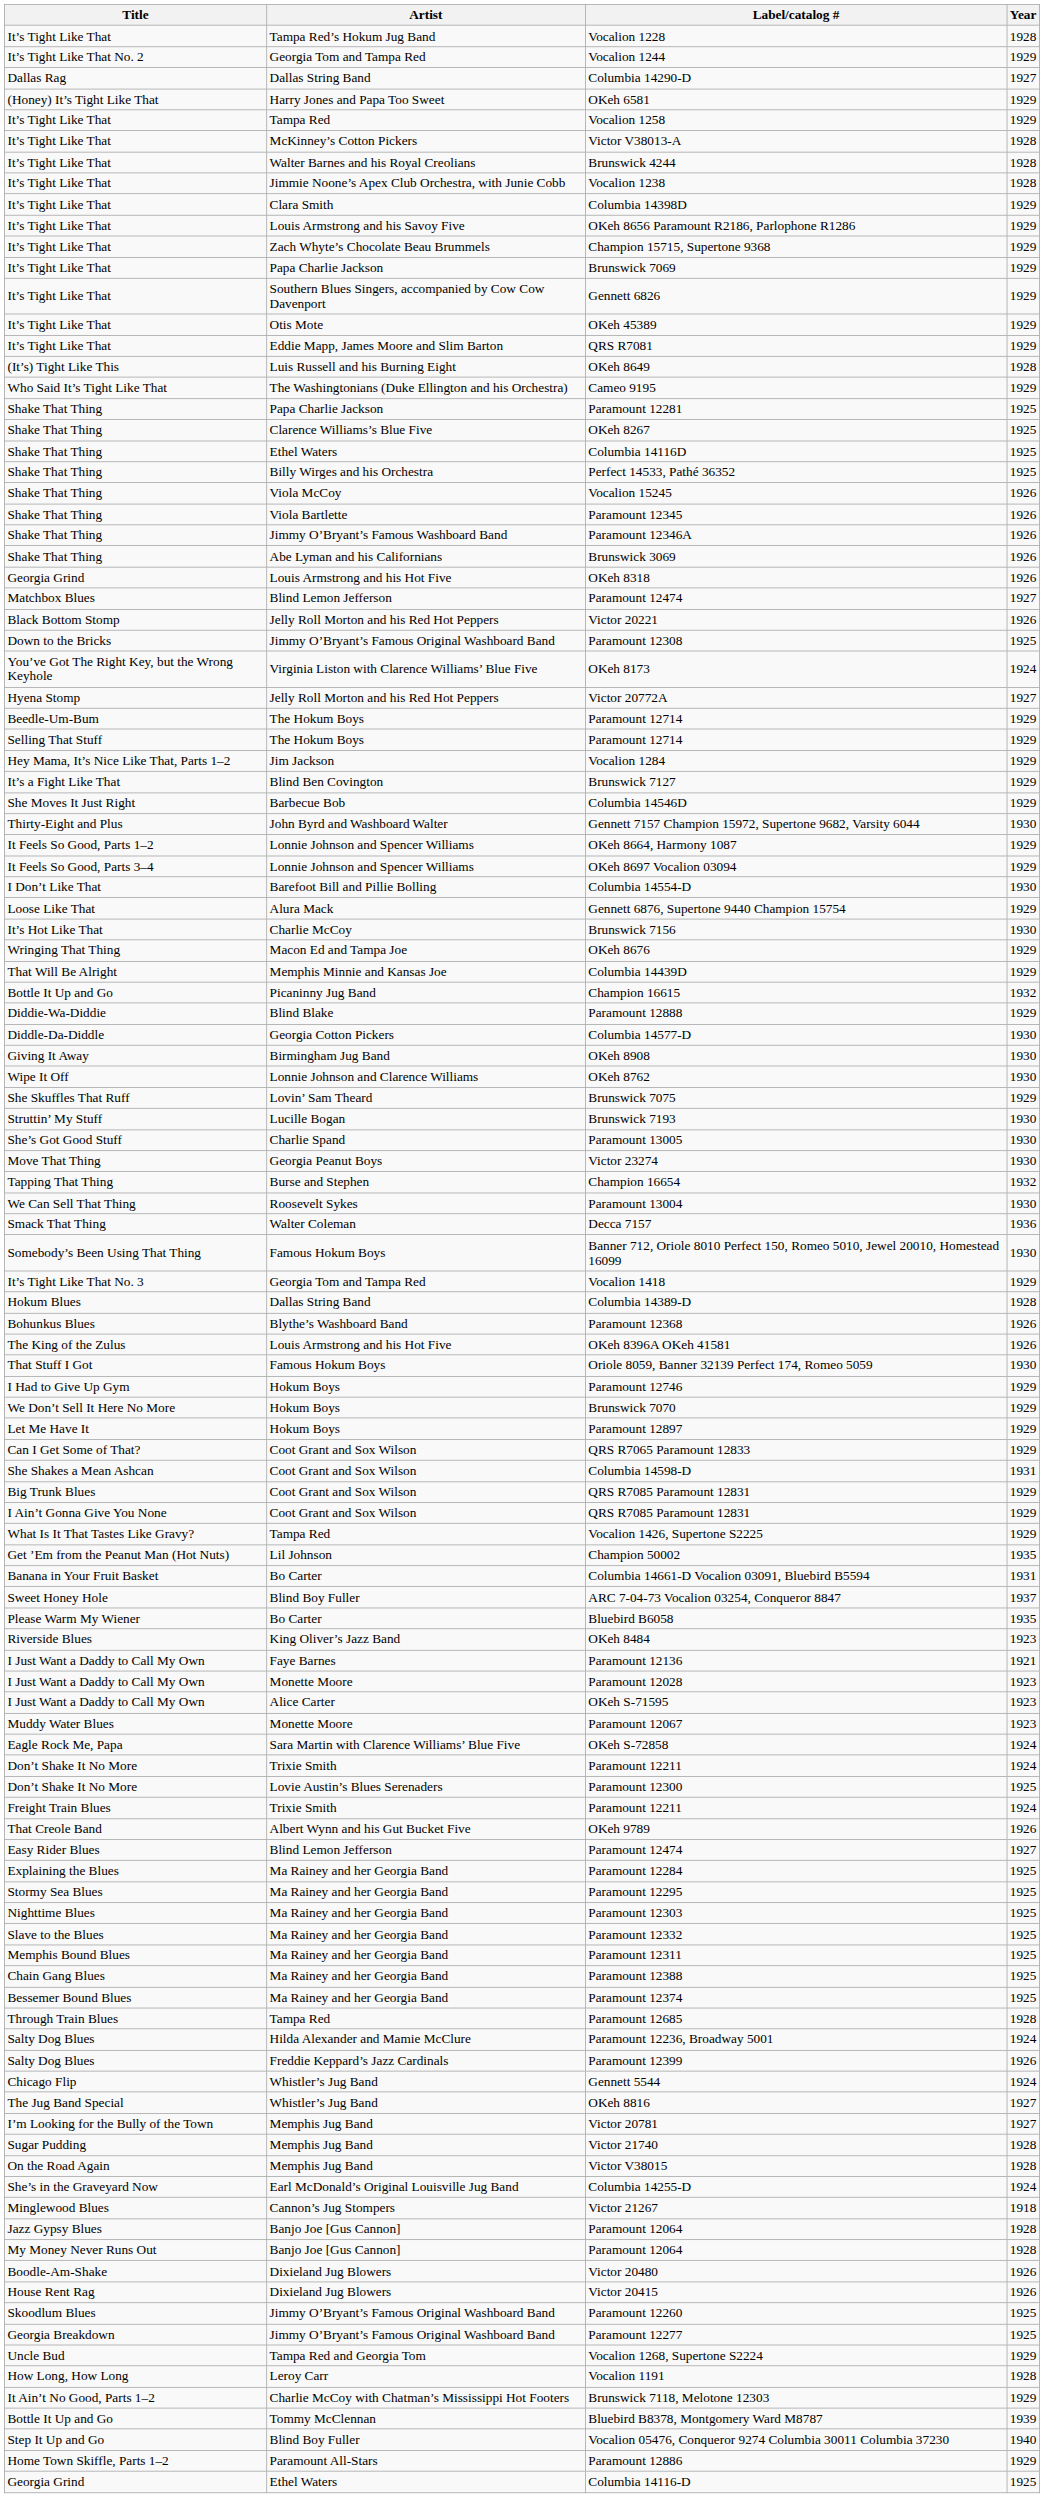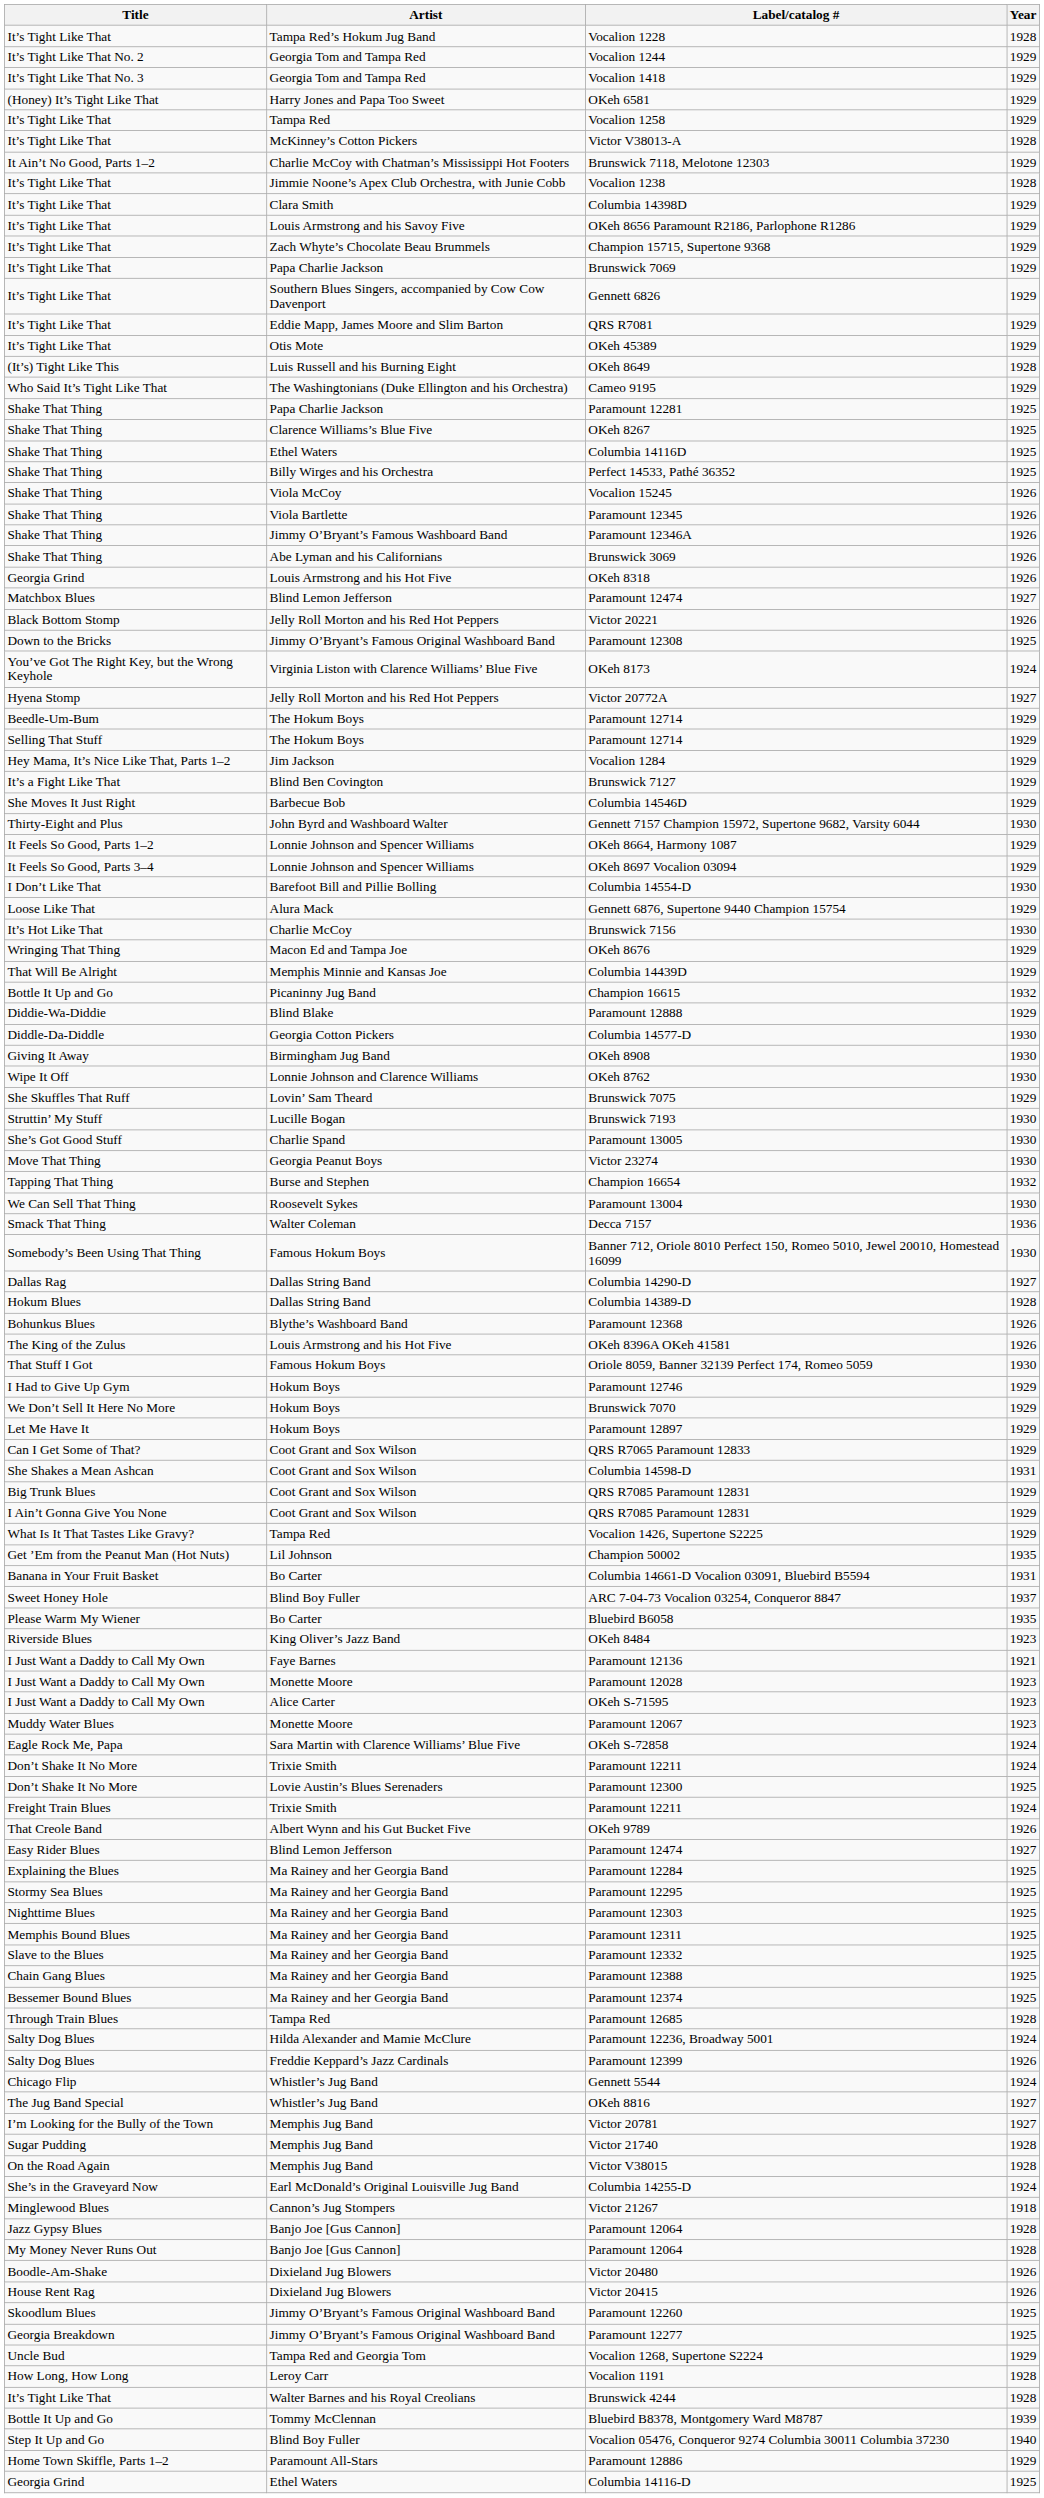rows swapped: (76, 1281) <-> (37, 78)
rows swapped: (59, 162) <-> (81, 2397)
rows swapped: (59, 345) <-> (59, 324)
rows swapped: (69, 1955) <-> (56, 1934)
